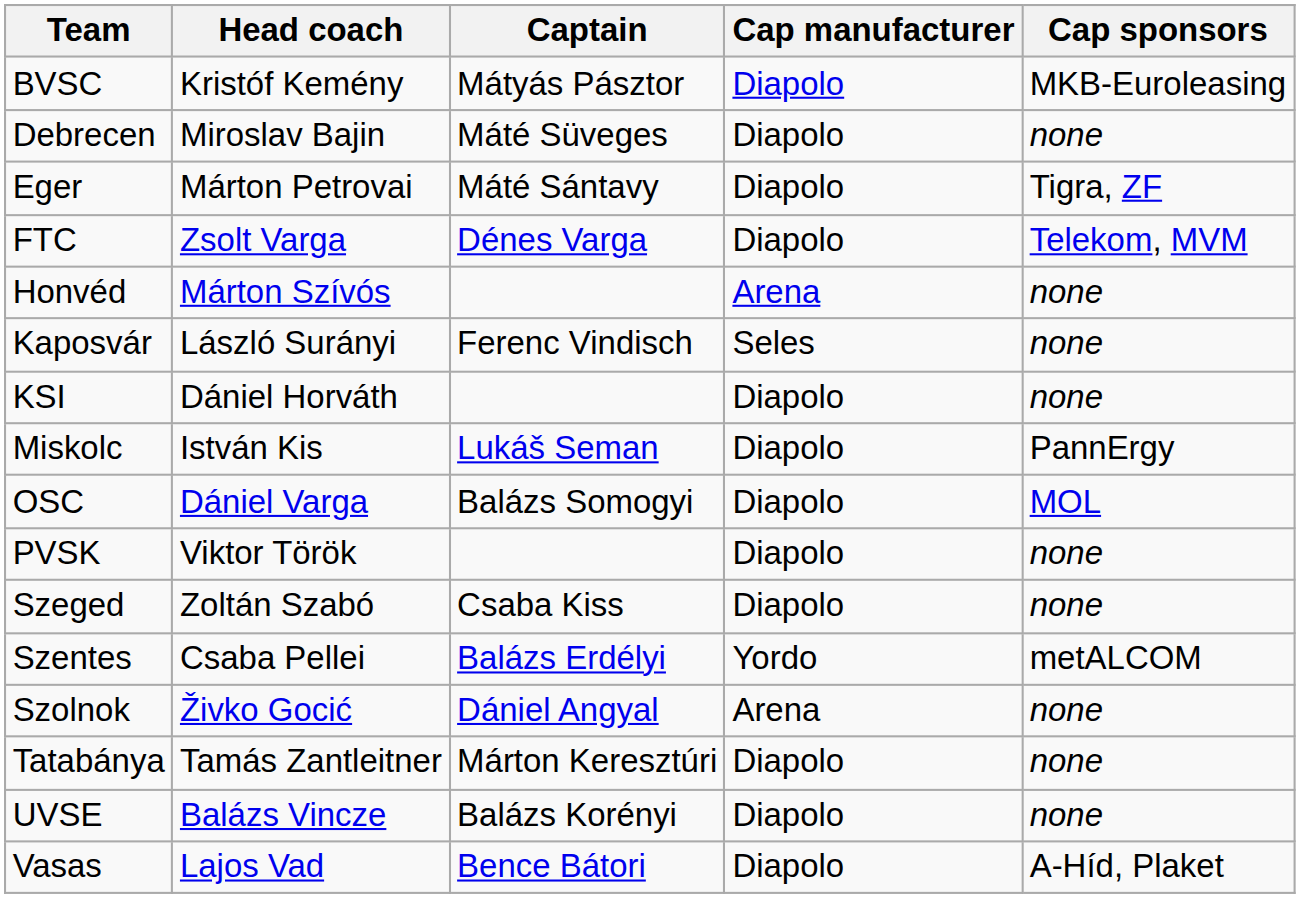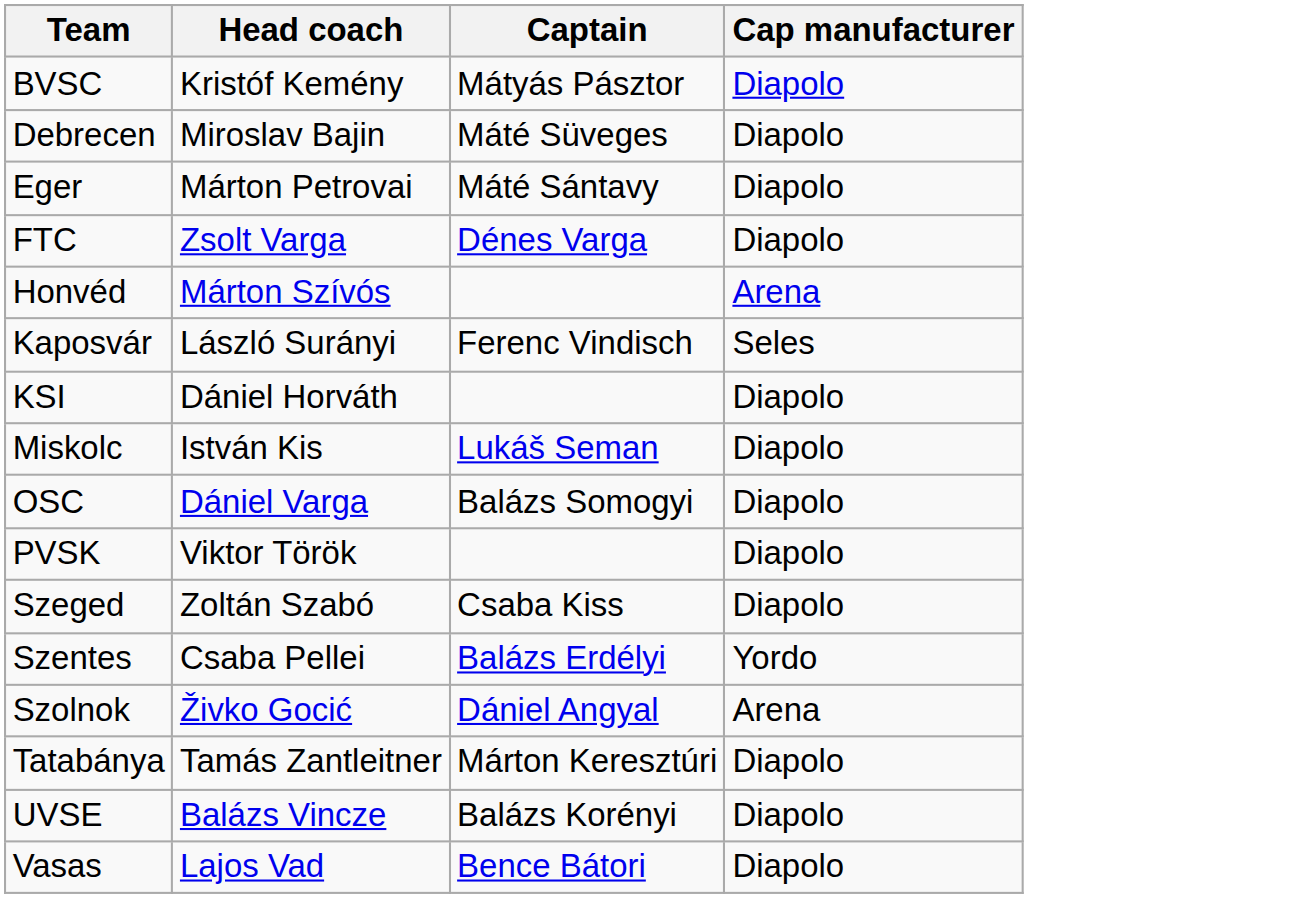- column: (1158, 30)
